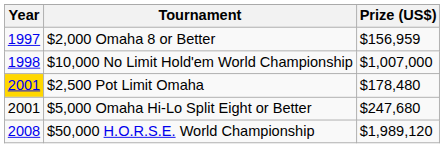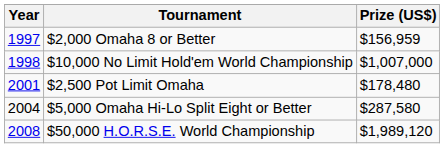(24, 85) gold background -> (24, 85) no background
(24, 108) 2001 -> (24, 108) 2004
(390, 108) $247,680 -> (390, 108) $287,580
